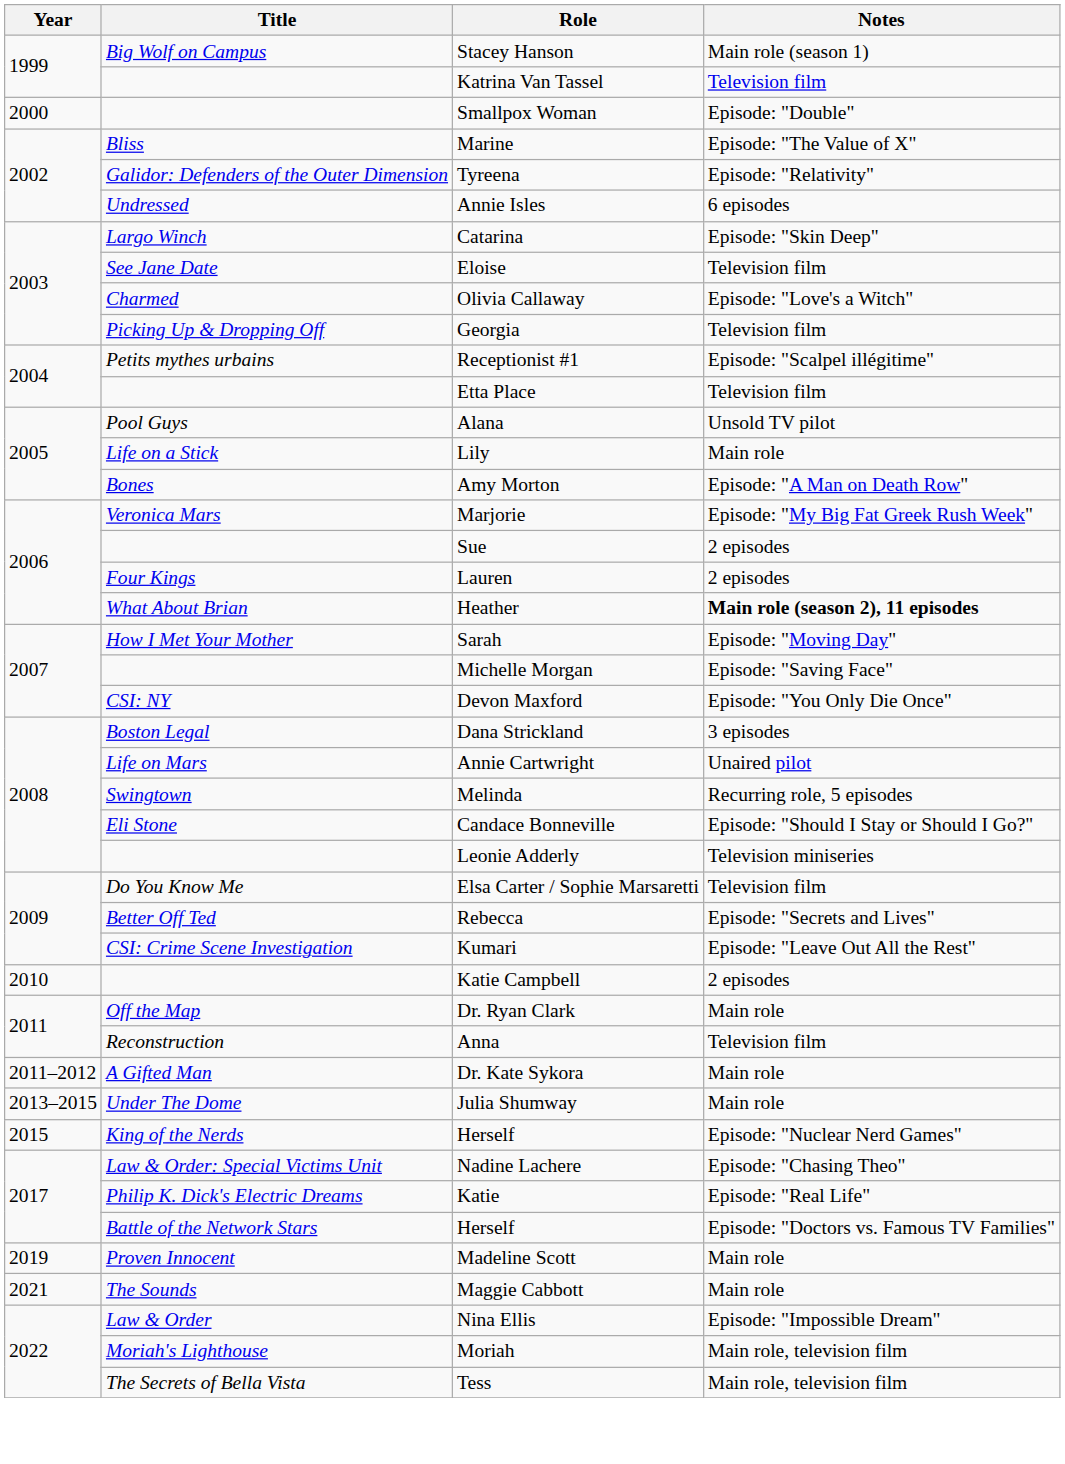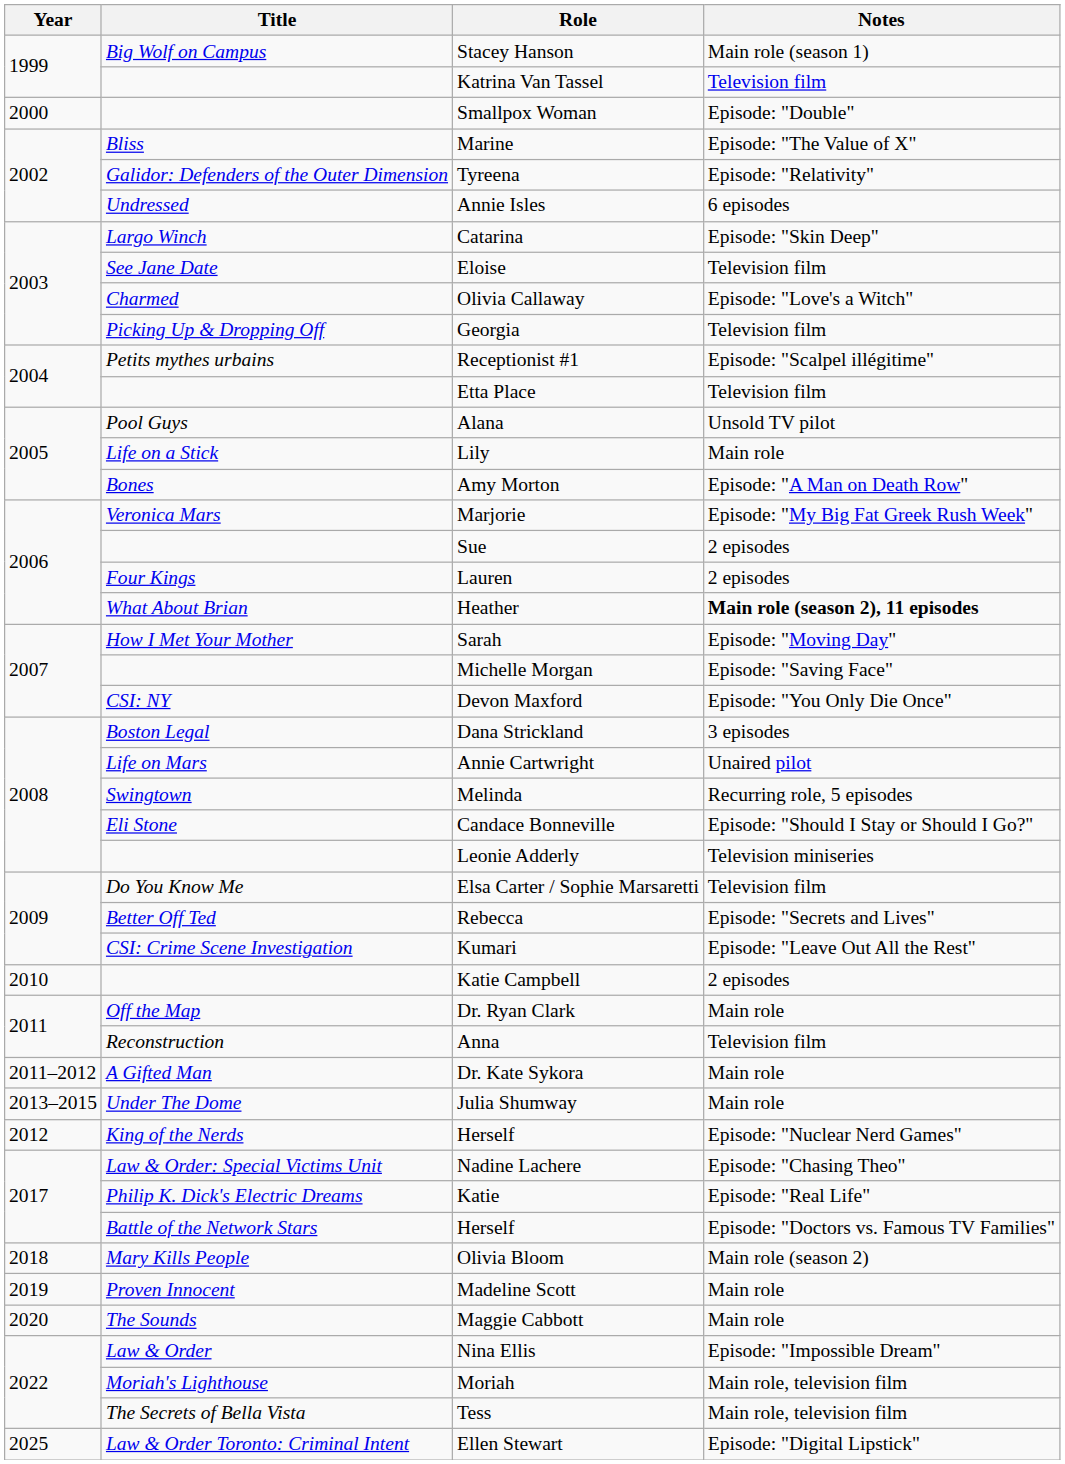(29, 1134) 2015 -> (29, 1134) 2012
+ row: (178, 1258)
(29, 1289) 2021 -> (29, 1320) 2020
+ row: (258, 1444)
